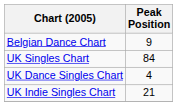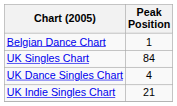(149, 42) 9 -> (149, 42) 1
